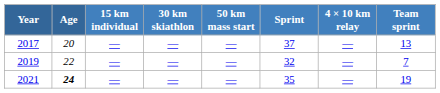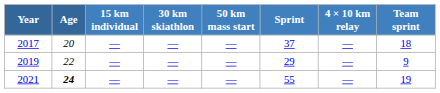(406, 44) 13 -> (406, 44) 18
(289, 61) 32 -> (289, 61) 29
(406, 61) 7 -> (406, 61) 9
(289, 79) 35 -> (289, 79) 55
